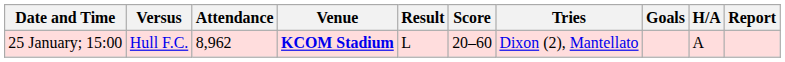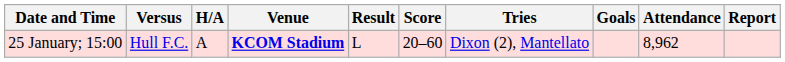columns swapped: (707, 17) <-> (235, 17)
